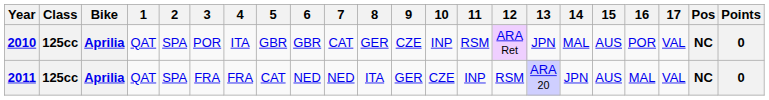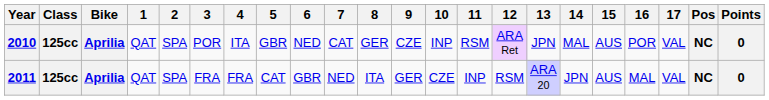(307, 42) GBR -> (307, 42) NED
(307, 77) NED -> (307, 77) GBR
